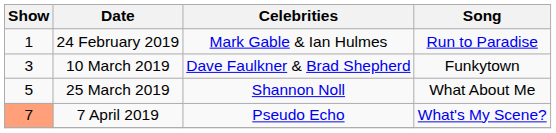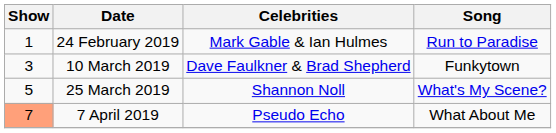(482, 90) What About Me -> (482, 90) What's My Scene?
(482, 115) What's My Scene? -> (482, 115) What About Me
